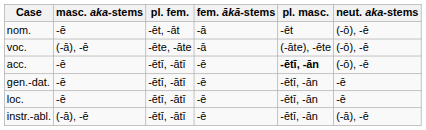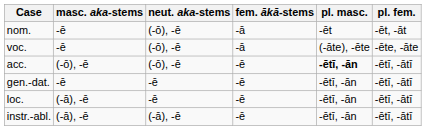columns swapped: (377, 13) <-> (170, 13)
(72, 47) (-ā), -ē -> (61, 47) -ē
(61, 64) -ē -> (72, 64) (-ō), -ē
(61, 99) -ē -> (72, 99) (-ā), -ē
